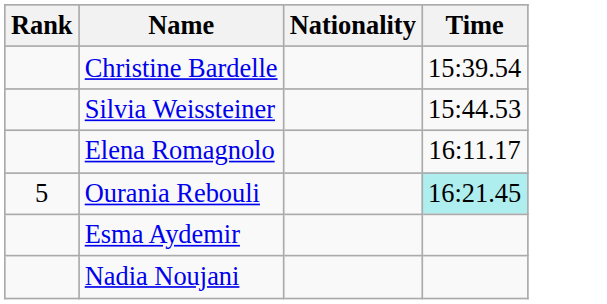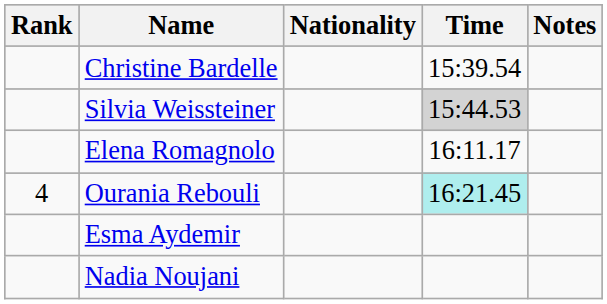+ column: (565, 25)
(475, 109) no background -> (475, 109) lightgrey background
(42, 192) 5 -> (42, 192) 4
